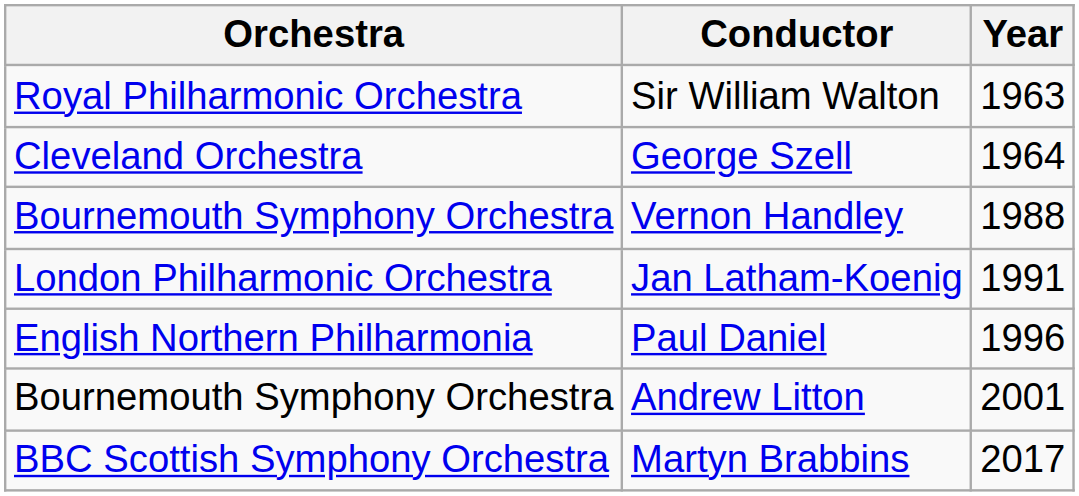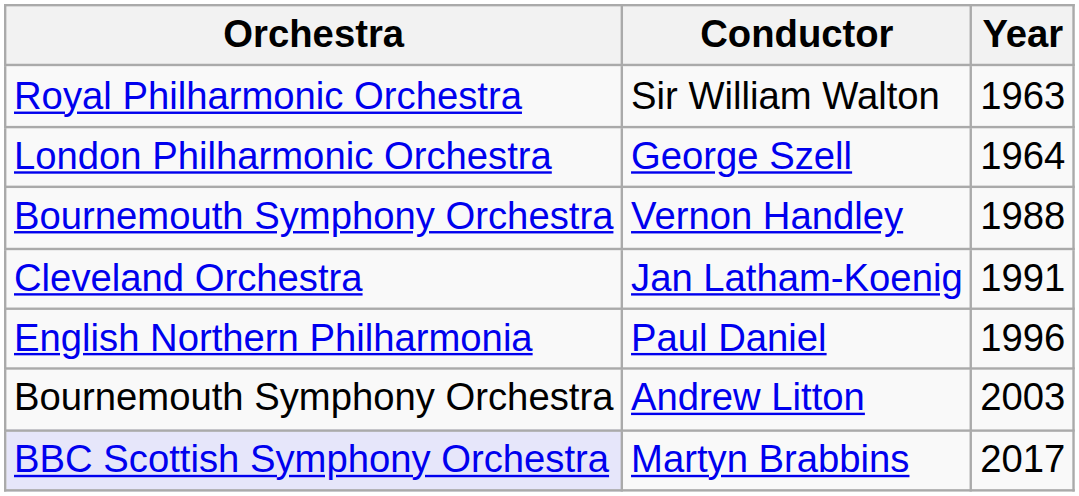(188, 156) Cleveland Orchestra -> (283, 156) London Philharmonic Orchestra
(283, 277) London Philharmonic Orchestra -> (188, 277) Cleveland Orchestra
(1023, 398) 2001 -> (1023, 398) 2003
(312, 459) no background -> (312, 459) lavender background
